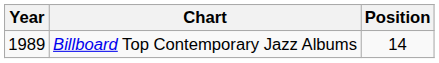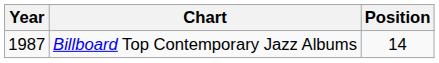(27, 44) 1989 -> (27, 44) 1987
